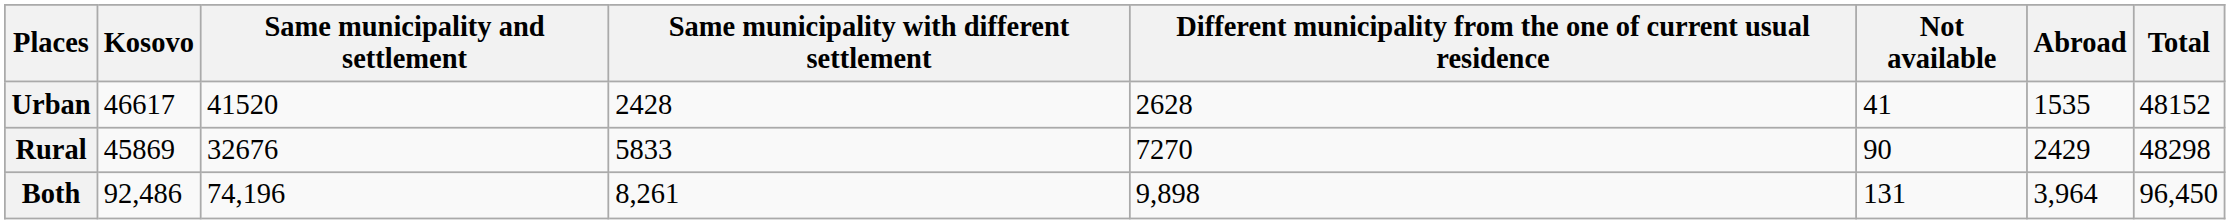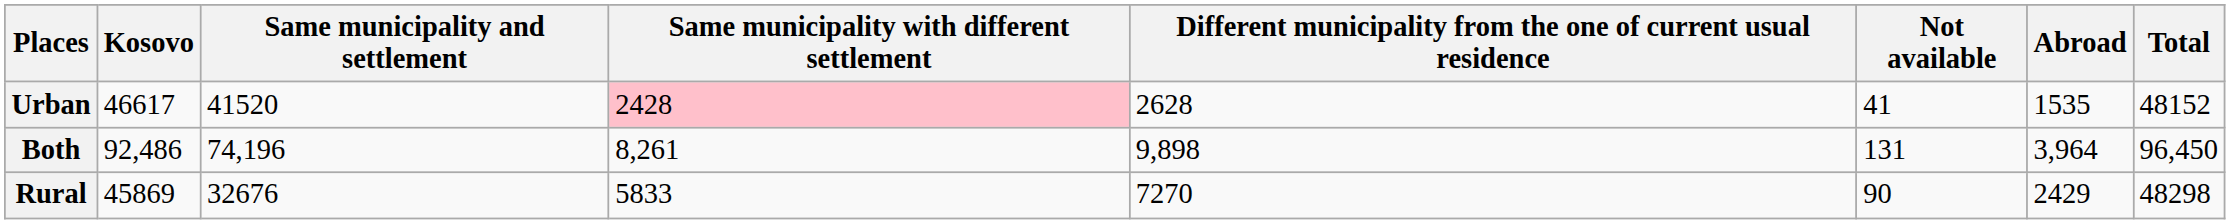(644, 104) no background -> (644, 104) pink background
rows swapped: (51, 149) <-> (51, 194)
